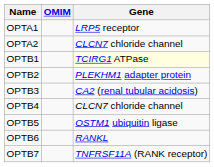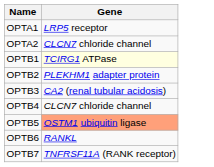- column: (57, 12)
(127, 122) no background -> (95, 122) lightsalmon background
